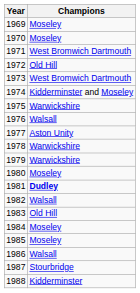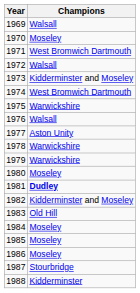(45, 24) Moseley -> (43, 24) Walsall
(43, 65) Old Hill -> (43, 65) Walsall
(80, 78) West Bromwich Dartmouth -> (81, 78) Kidderminster and Moseley
(81, 92) Kidderminster and Moseley -> (80, 92) West Bromwich Dartmouth
(43, 200) Walsall -> (81, 200) Kidderminster and Moseley
(43, 254) Walsall -> (45, 254) Moseley
